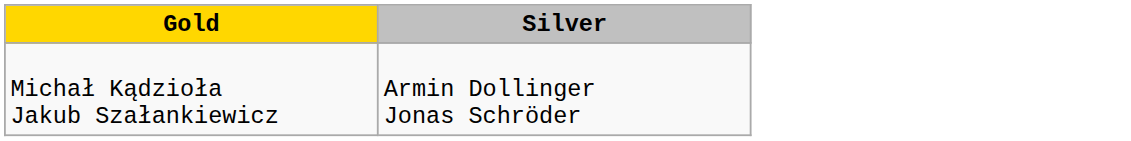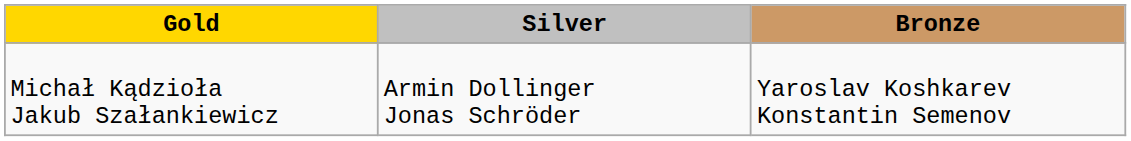+ column: (938, 24)
